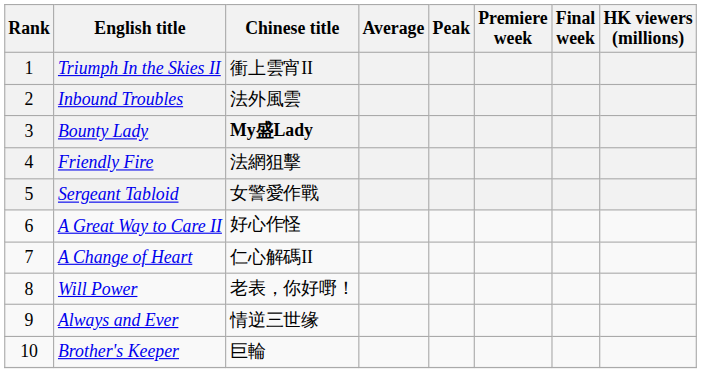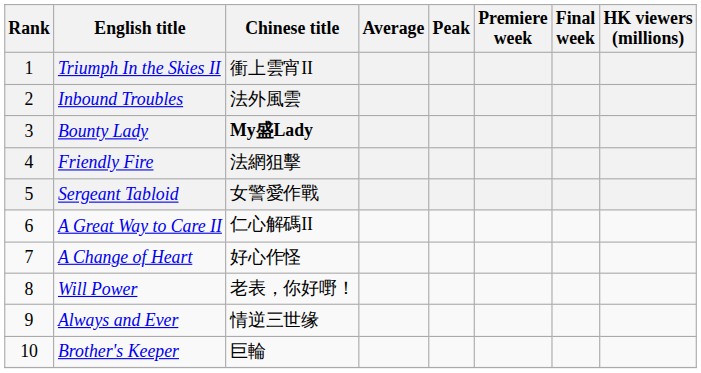(266, 225) 好心作怪 -> (272, 225) 仁心解碼II
(272, 256) 仁心解碼II -> (266, 256) 好心作怪
